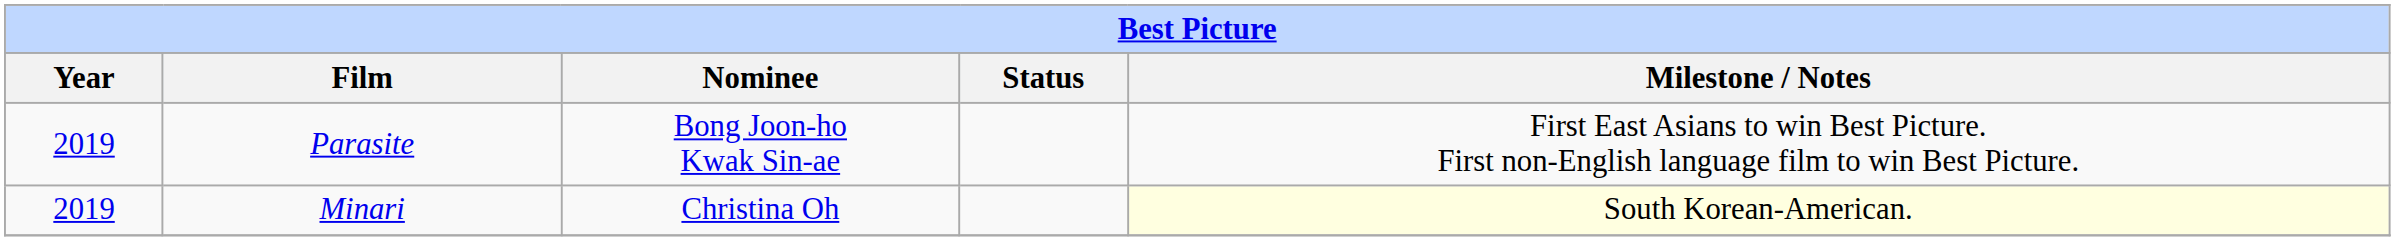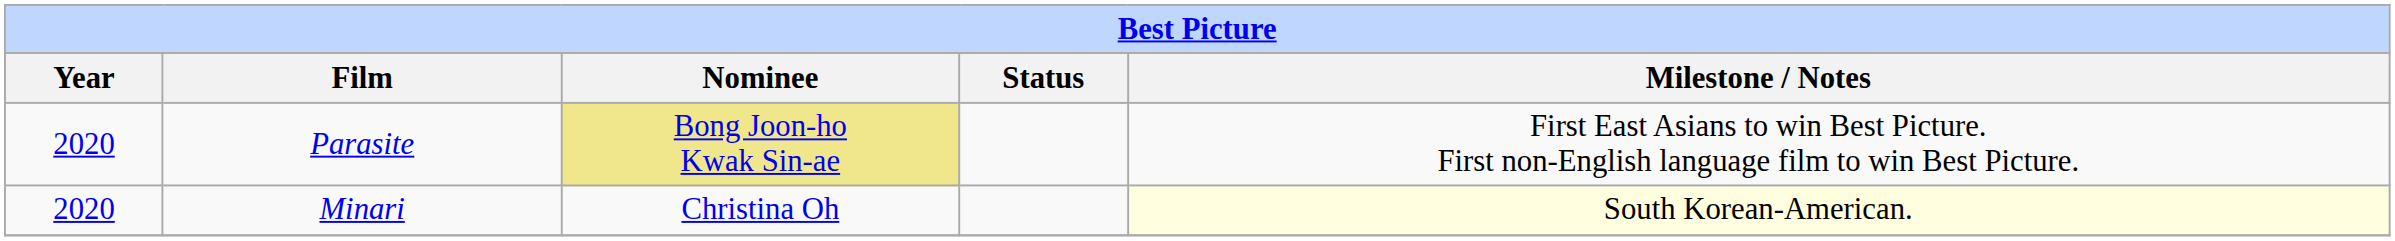(84, 143) 2019 -> (84, 143) 2020
(760, 143) no background -> (760, 143) khaki background
(84, 209) 2019 -> (84, 209) 2020
